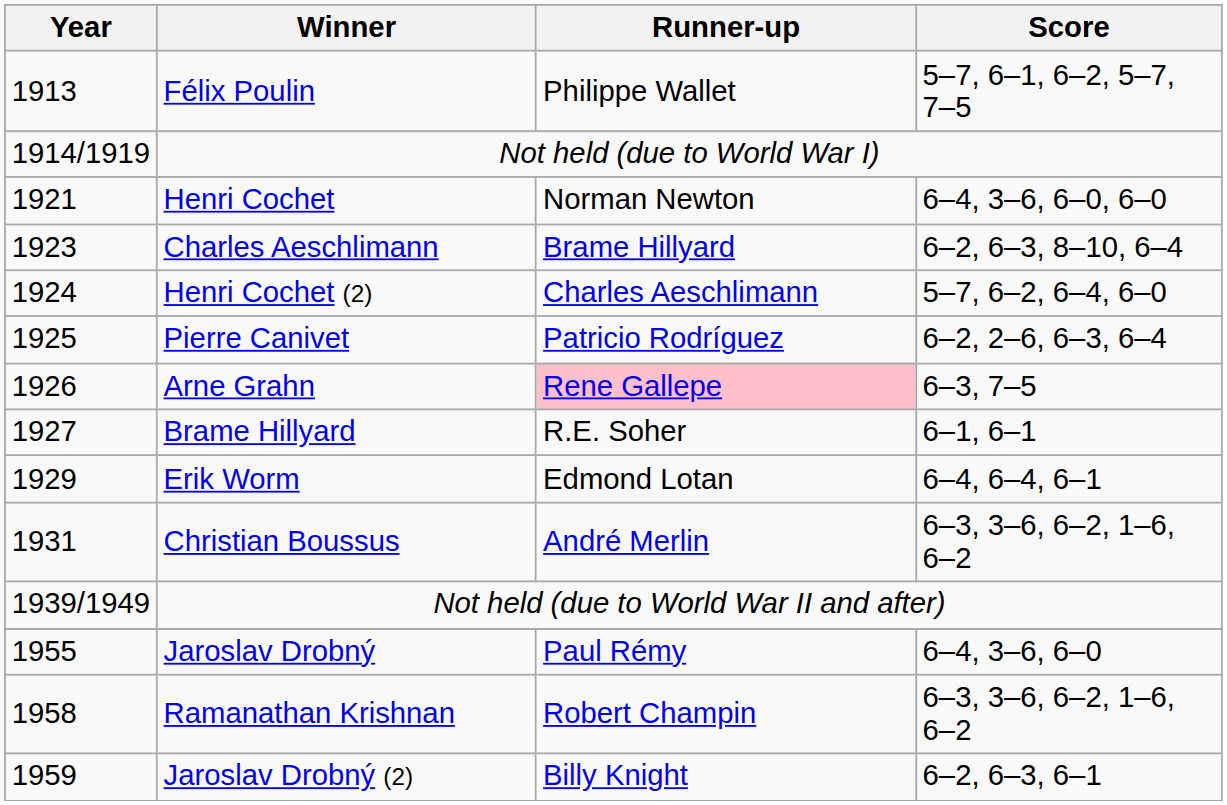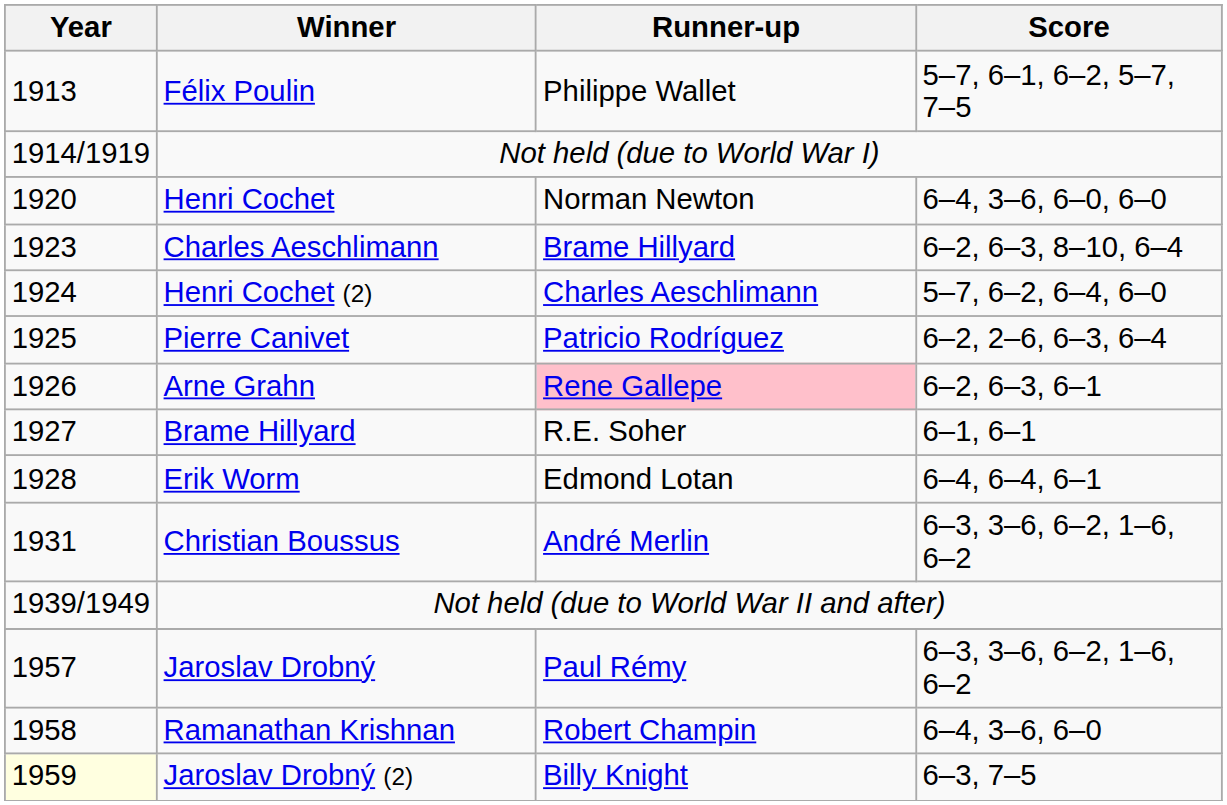(44, 199) 1921 -> (44, 199) 1920
(980, 385) 6–3, 7–5 -> (1012, 385) 6–2, 6–3, 6–1
(44, 478) 1929 -> (44, 478) 1928
(44, 650) 1955 -> (44, 667) 1957
(1012, 650) 6–4, 3–6, 6–0 -> (1049, 667) 6–3, 3–6, 6–2, 1–6, 6–2
(1049, 713) 6–3, 3–6, 6–2, 1–6, 6–2 -> (1012, 730) 6–4, 3–6, 6–0
(44, 776) no background -> (44, 776) lightyellow background
(1012, 776) 6–2, 6–3, 6–1 -> (980, 776) 6–3, 7–5
